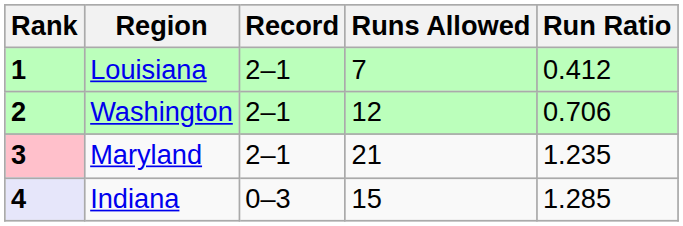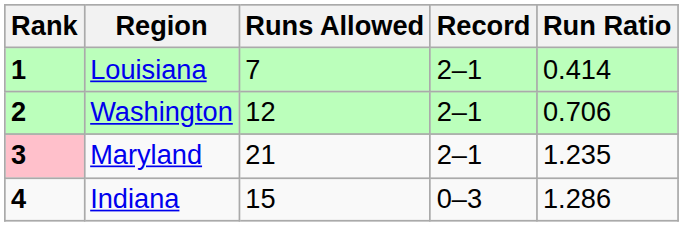columns swapped: (292, 26) <-> (441, 26)
(577, 69) 0.412 -> (577, 69) 0.414
(19, 198) lavender background -> (19, 198) no background
(577, 198) 1.285 -> (577, 198) 1.286
